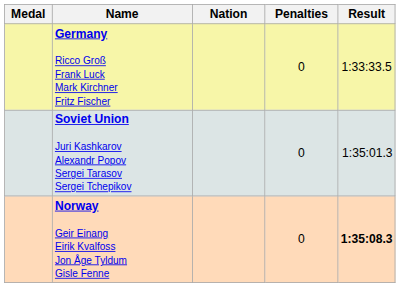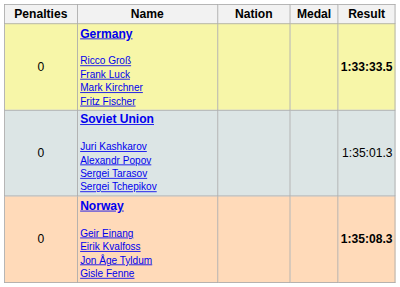columns swapped: (28, 14) <-> (301, 14)
(367, 67) normal -> (367, 67) bold
